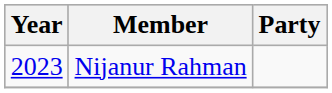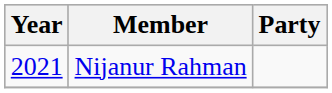(37, 66) 2023 -> (37, 66) 2021
